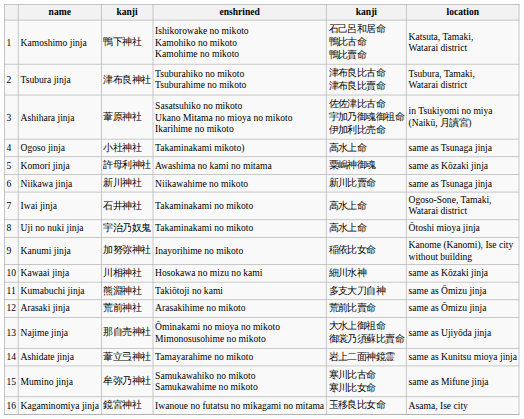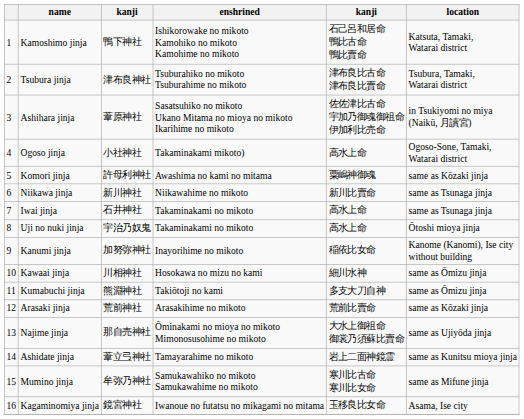(450, 148) same as Tsunaga jinja -> (450, 153) Ogoso-Sone, Tamaki, Watarai district
(450, 206) Ogoso-Sone, Tamaki, Watarai district -> (450, 210) same as Tsunaga jinja
(448, 273) same as Kōzaki jinja -> (448, 273) same as Ōmizu jinja
(448, 308) same as Ōmizu jinja -> (448, 308) same as Kōzaki jinja
